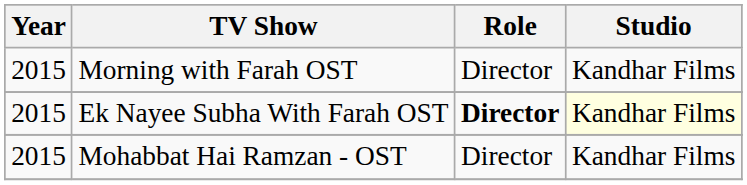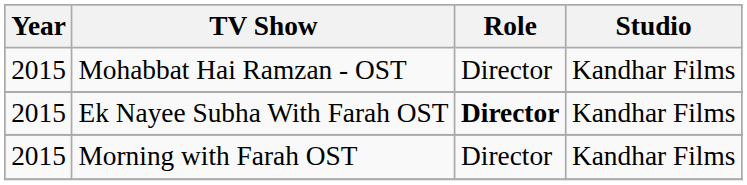rows swapped: (218, 69) <-> (243, 156)
(654, 112) lightyellow background -> (654, 112) no background
